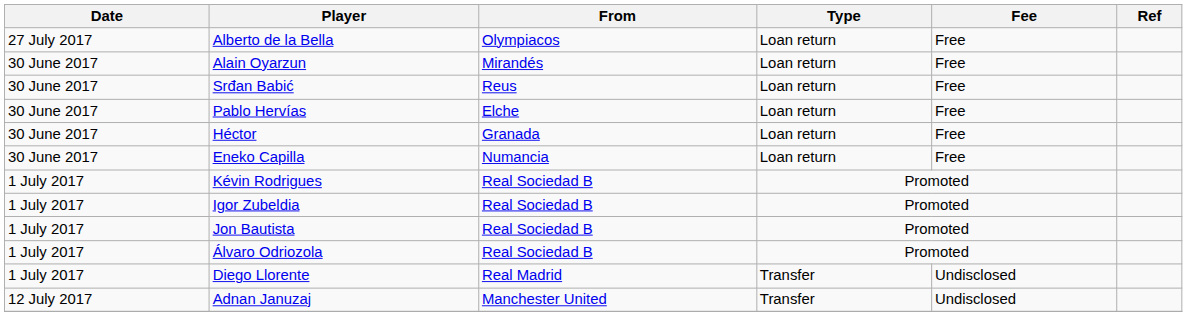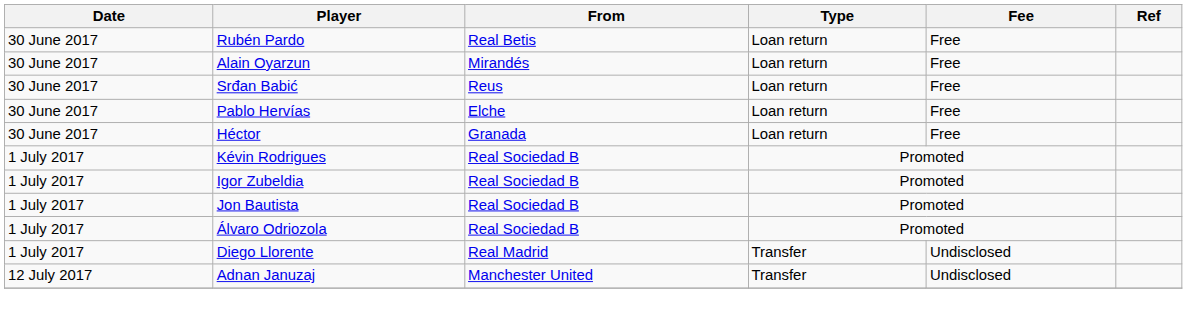- row: (273, 39)
+ row: (261, 39)
- row: (259, 157)
